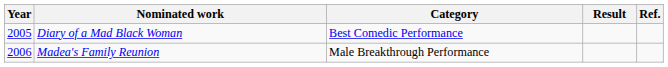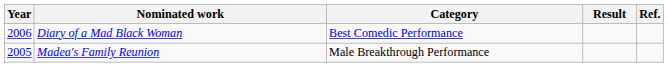(19, 33) 2005 -> (19, 33) 2006
(19, 52) 2006 -> (19, 52) 2005
